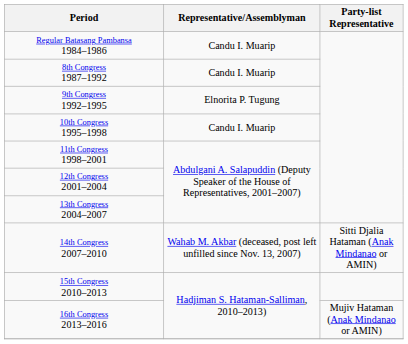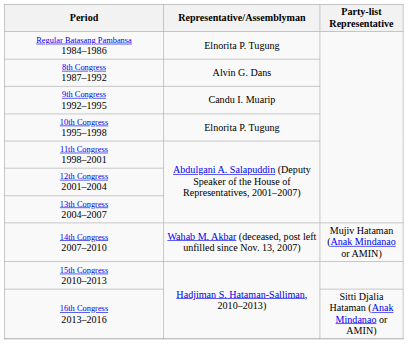(242, 45) Candu I. Muarip -> (242, 45) Elnorita P. Tugung
(242, 72) Candu I. Muarip -> (242, 72) Alvin G. Dans
(242, 100) Elnorita P. Tugung -> (242, 100) Candu I. Muarip
(242, 127) Candu I. Muarip -> (242, 127) Elnorita P. Tugung
(361, 248) Sitti Djalia Hataman (Anak Mindanao or AMIN) -> (361, 242) Mujiv Hataman (Anak Mindanao or AMIN)
(361, 319) Mujiv Hataman (Anak Mindanao or AMIN) -> (361, 314) Sitti Djalia Hataman (Anak Mindanao or AMIN)
